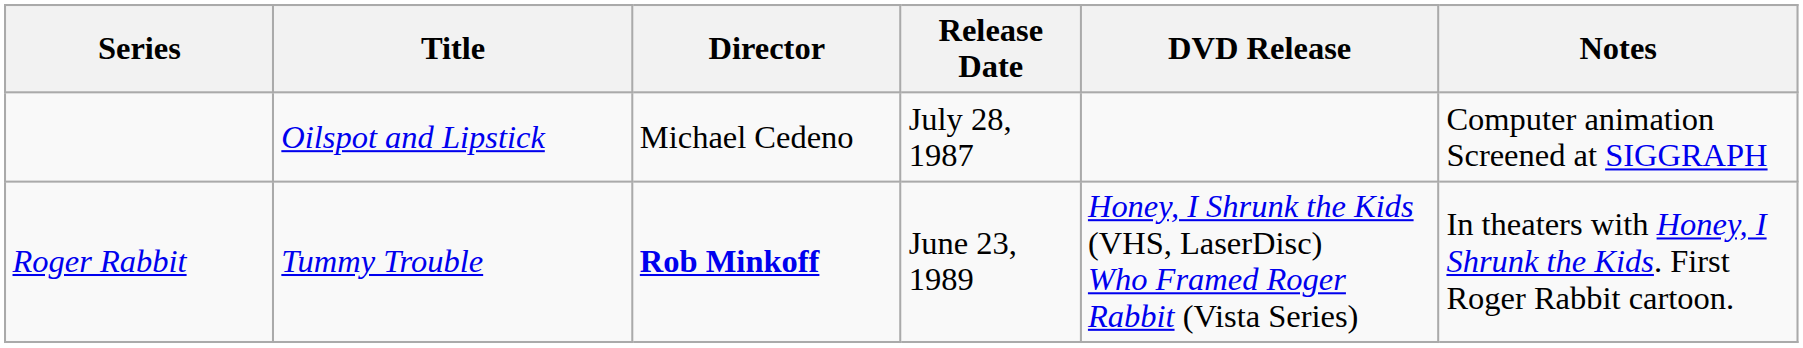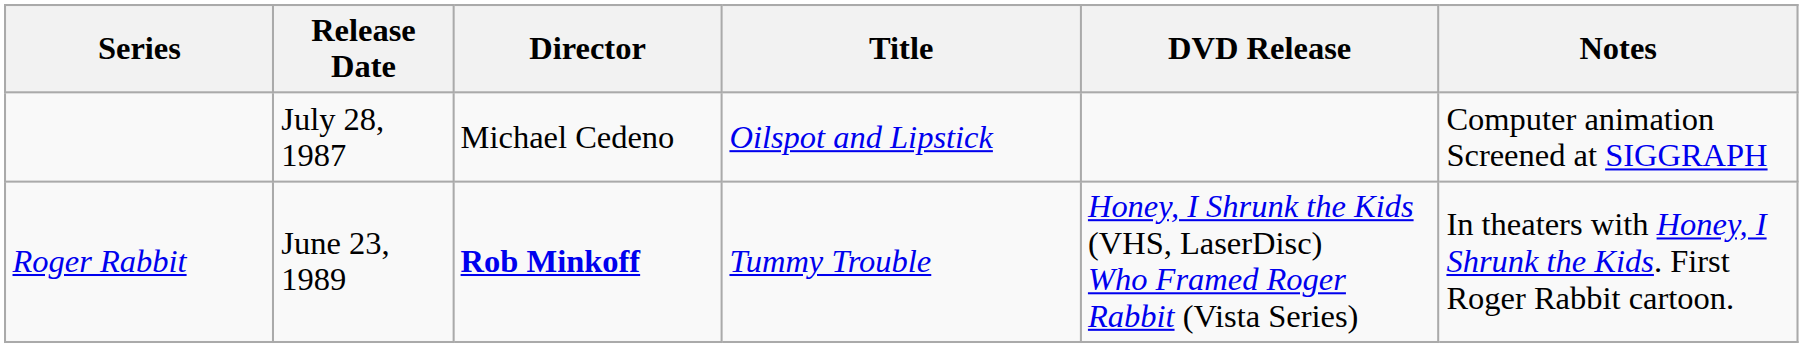columns swapped: (453, 48) <-> (991, 48)
